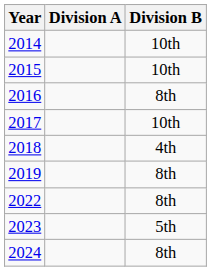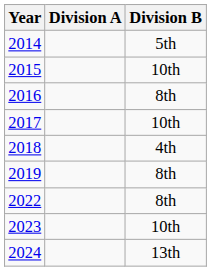(166, 43) 10th -> (166, 43) 5th
(166, 226) 5th -> (166, 226) 10th
(166, 252) 8th -> (166, 252) 13th
